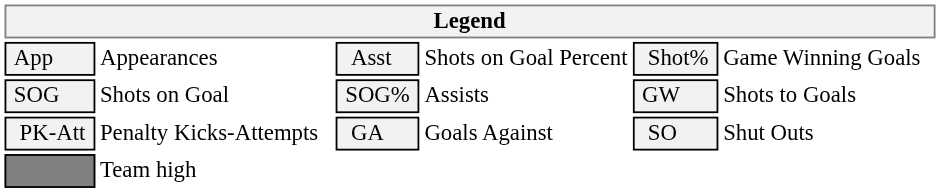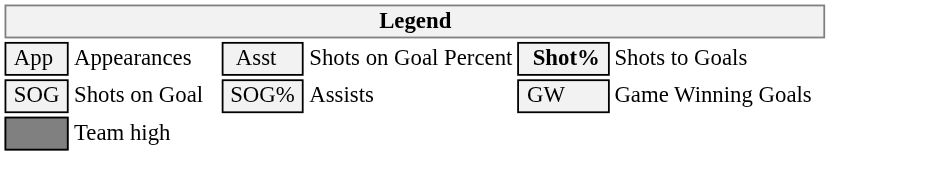(675, 58) normal -> (563, 58) bold
(822, 58) Game Winning Goals -> (681, 58) Shots to Goals
(790, 95) Shots to Goals -> (713, 95) Game Winning Goals
- row: (50, 133)
